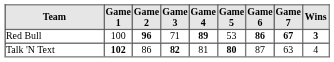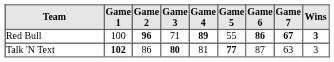(232, 36) 53 -> (232, 36) 55
(175, 50) 82 -> (175, 50) 80
(232, 50) 80 -> (232, 50) 77
(316, 50) 4 -> (316, 50) 3
